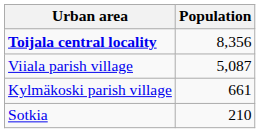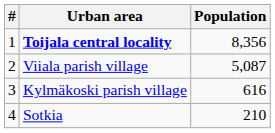+ column: (12, 16)
(240, 90) 661 -> (255, 90) 616
